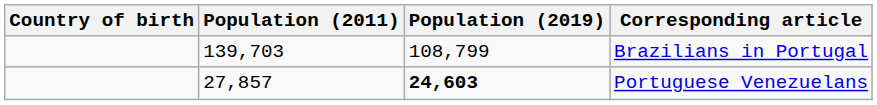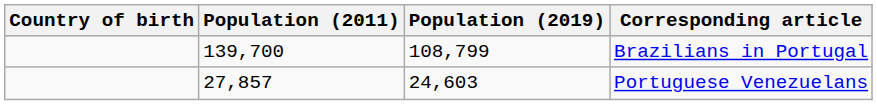(244, 52) 139,703 -> (244, 52) 139,700
(443, 83) bold -> (443, 83) normal
